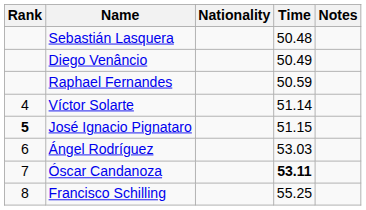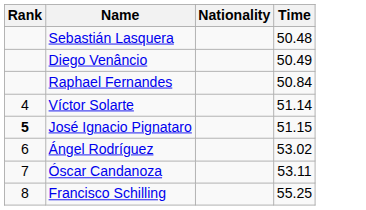- column: (338, 15)
(294, 82) 50.59 -> (294, 82) 50.84
(294, 149) 53.03 -> (294, 149) 53.02
(294, 171) bold -> (294, 171) normal
